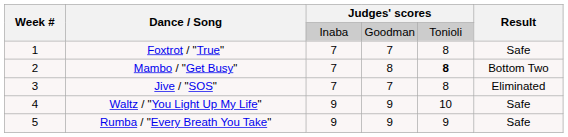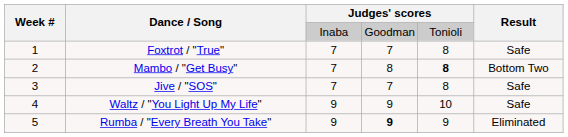(518, 86) Eliminated -> (518, 86) Safe
(390, 123) normal -> (390, 123) bold
(518, 123) Safe -> (518, 123) Eliminated
